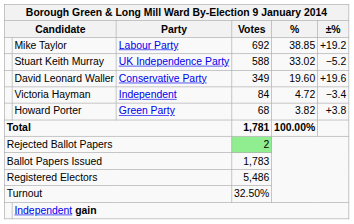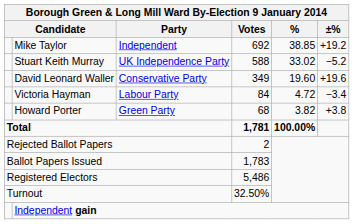(149, 45) Labour Party -> (148, 45) Independent
(148, 95) Independent -> (149, 95) Labour Party
(266, 144) lightgreen background -> (266, 144) no background
